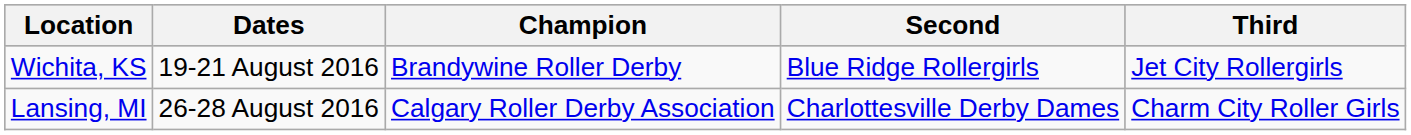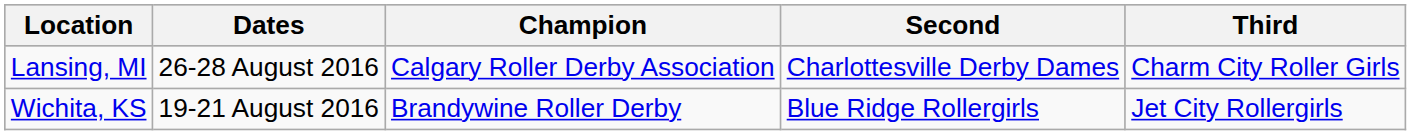rows swapped: (79, 66) <-> (79, 108)
